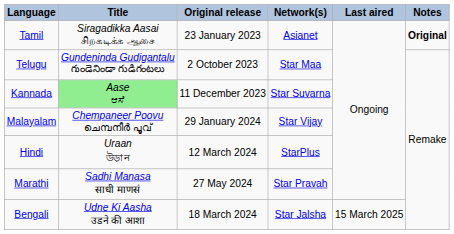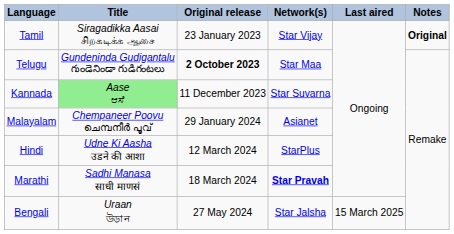(300, 35) Asianet -> (300, 35) Star Vijay
(223, 64) normal -> (223, 64) bold
(300, 121) Star Vijay -> (300, 121) Asianet
(118, 150) Uraan উড়ান -> (118, 150) Udne Ki Aasha उडने की आशा
(223, 184) 27 May 2024 -> (223, 181) 18 March 2024
(300, 184) normal -> (300, 181) bold
(118, 214) Udne Ki Aasha उडने की आशा -> (118, 211) Uraan উড়ান
(223, 214) 18 March 2024 -> (223, 213) 27 May 2024
